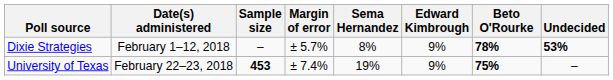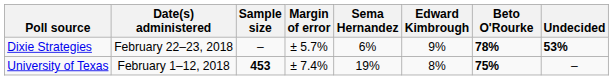(174, 47) February 1–12, 2018 -> (174, 47) February 22–23, 2018
(368, 47) 8% -> (368, 47) 6%
(174, 66) February 22–23, 2018 -> (174, 66) February 1–12, 2018
(437, 66) 9% -> (437, 66) 8%
